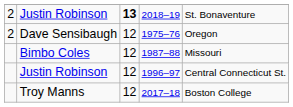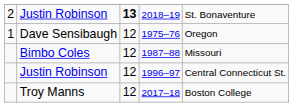(11, 33) 2 -> (11, 33) 1
